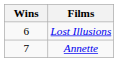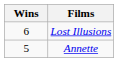(26, 48) 7 -> (26, 48) 5
